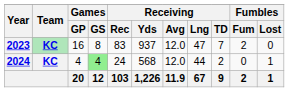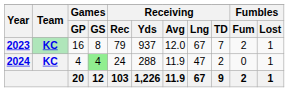(120, 45) 83 -> (120, 45) 79
(200, 45) 47 -> (200, 45) 67
(270, 45) 0 -> (270, 45) 1
(147, 62) 568 -> (147, 62) 288
(175, 62) 12.0 -> (175, 62) 11.9
(200, 62) 44 -> (200, 62) 47
